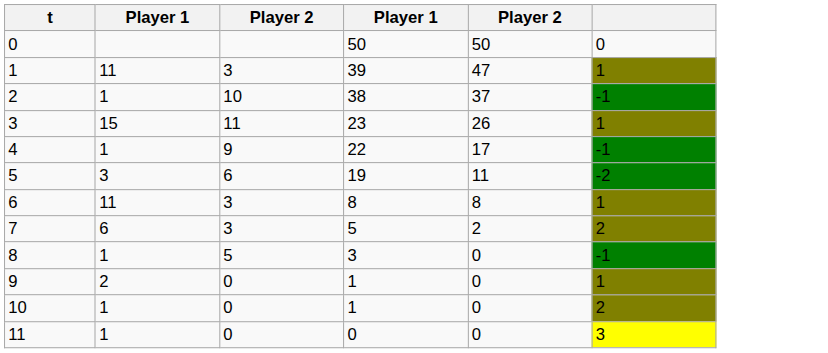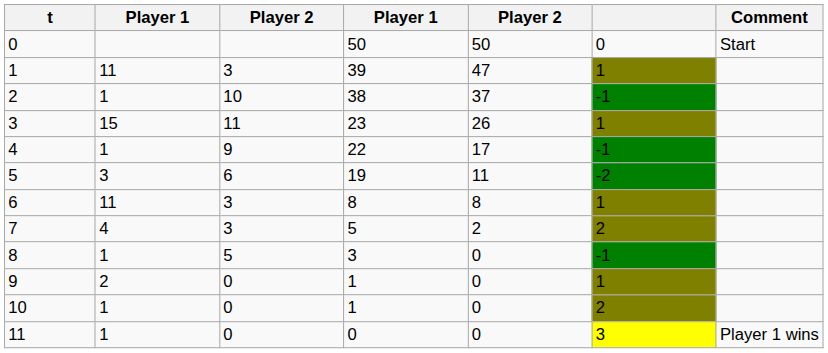+ column: (769, 17)
(104, 228) 6 -> (104, 228) 4
